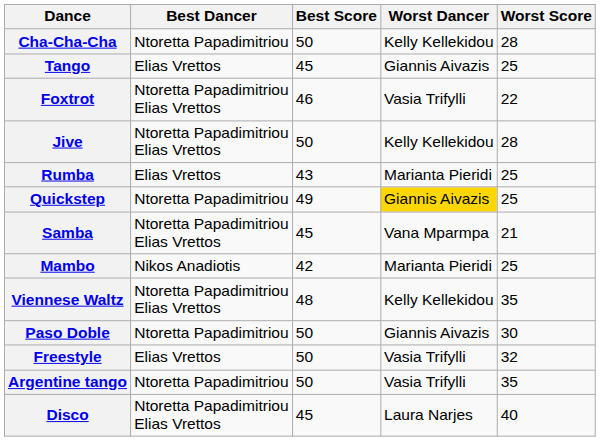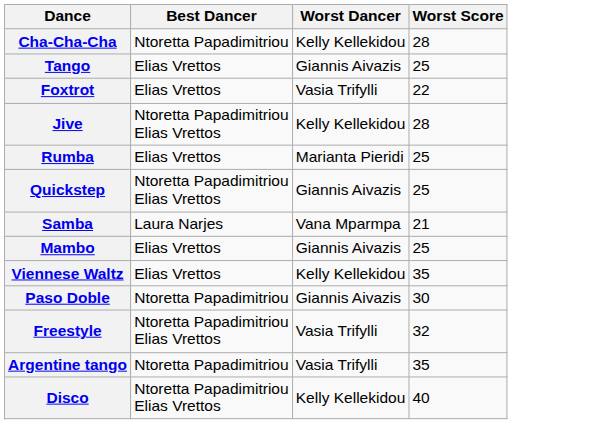- column: (336, 16)
(211, 99) Ntoretta Papadimitriou Elias Vrettos -> (177, 90) Elias Vrettos
(211, 199) Ntoretta Papadimitriou -> (211, 190) Ntoretta Papadimitriou Elias Vrettos
(437, 199) gold background -> (348, 190) no background
(211, 232) Ntoretta Papadimitriou Elias Vrettos -> (179, 224) Laura Narjes
(187, 266) Nikos Anadiotis -> (177, 248) Elias Vrettos
(438, 266) Marianta Pieridi -> (348, 248) Giannis Aivazis
(211, 299) Ntoretta Papadimitriou Elias Vrettos -> (177, 273) Elias Vrettos
(177, 357) Elias Vrettos -> (211, 331) Ntoretta Papadimitriou Elias Vrettos
(428, 415) Laura Narjes -> (351, 397) Kelly Kellekidou
